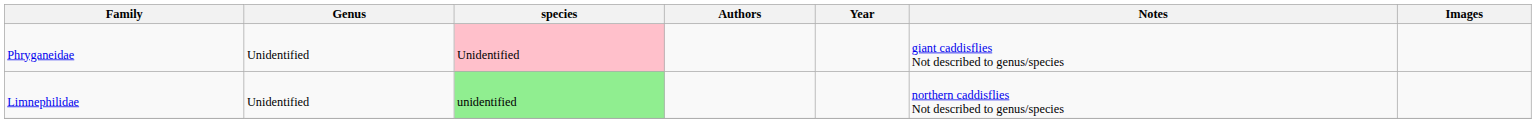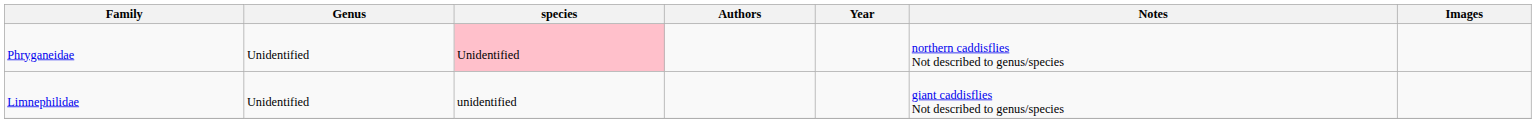(988, 54) giant caddisflies Not described to genus/species -> (988, 54) northern caddisflies Not described to genus/species
(487, 101) lightgreen background -> (487, 101) no background
(988, 101) northern caddisflies Not described to genus/species -> (988, 101) giant caddisflies Not described to genus/species
